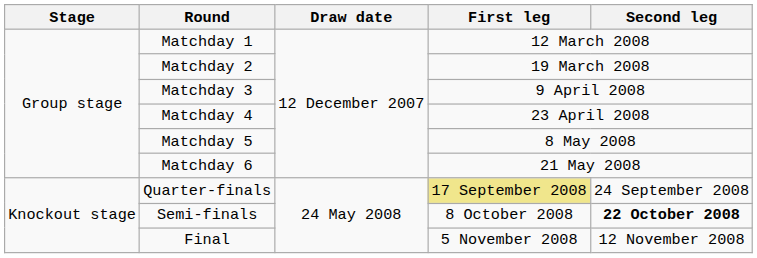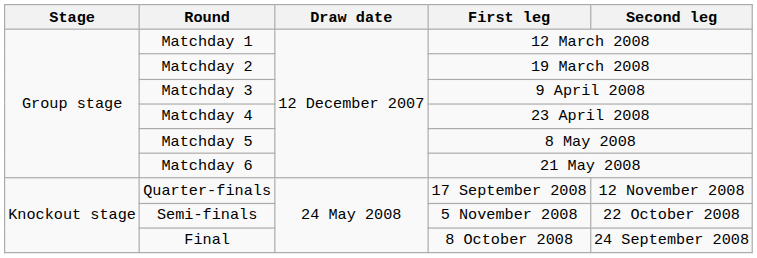(509, 191) khaki background -> (509, 191) no background
(672, 191) 24 September 2008 -> (672, 191) 12 November 2008
(509, 215) 8 October 2008 -> (509, 215) 5 November 2008
(672, 215) bold -> (672, 215) normal
(509, 240) 5 November 2008 -> (509, 240) 8 October 2008
(672, 240) 12 November 2008 -> (672, 240) 24 September 2008
